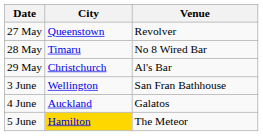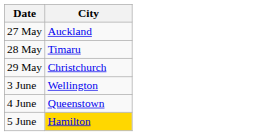- column: (195, 13)
(76, 31) Queenstown -> (70, 31) Auckland
(70, 103) Auckland -> (76, 103) Queenstown
